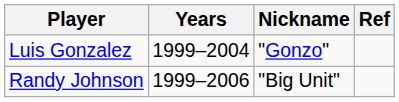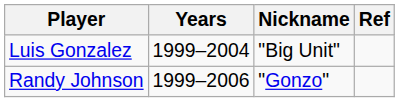(294, 50) "Gonzo" -> (299, 50) "Big Unit"
(299, 81) "Big Unit" -> (294, 81) "Gonzo"
